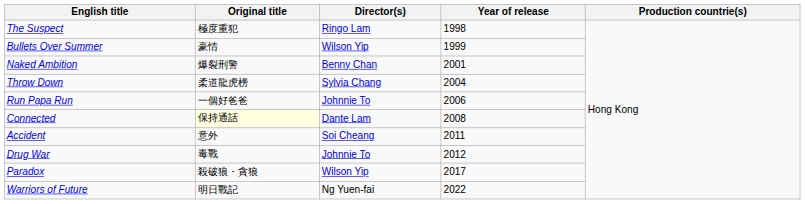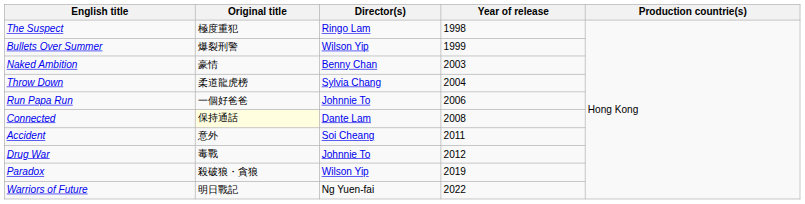(208, 46) 豪情 -> (218, 46) 爆裂刑警
(218, 64) 爆裂刑警 -> (208, 64) 豪情
(455, 65) 2001 -> (455, 65) 2003
(455, 172) 2017 -> (455, 172) 2019
